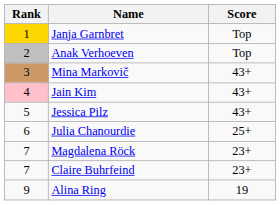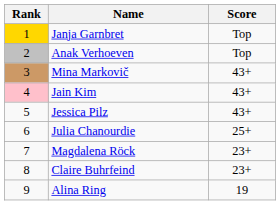(26, 170) 7 -> (26, 170) 8
